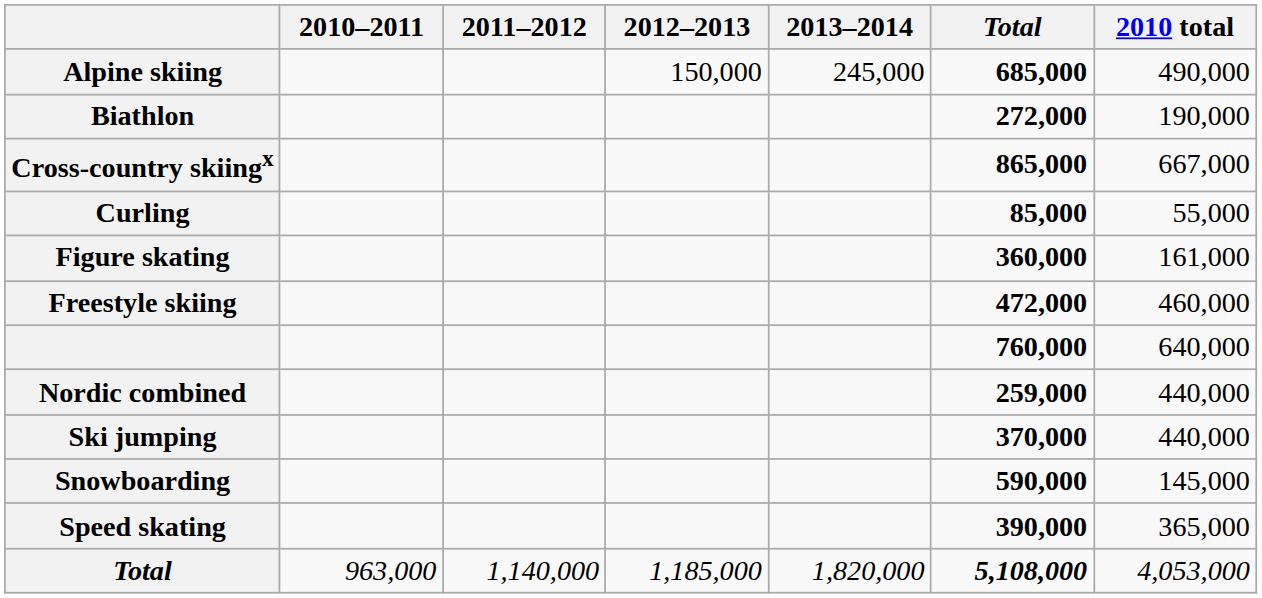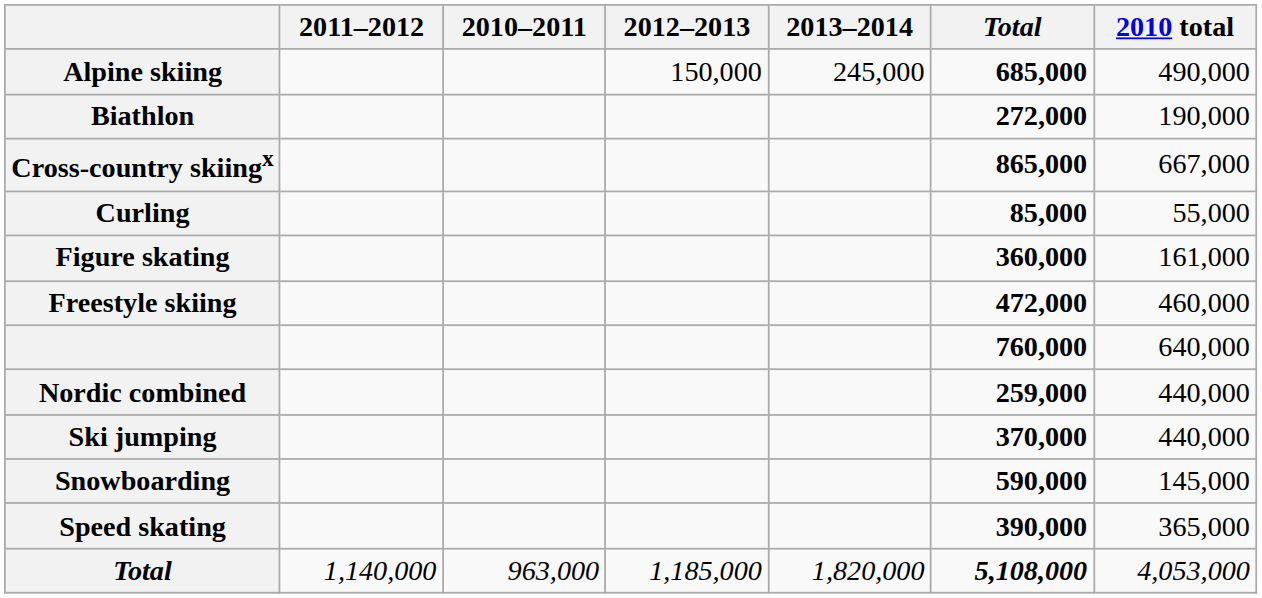columns swapped: (362, 26) <-> (524, 26)
